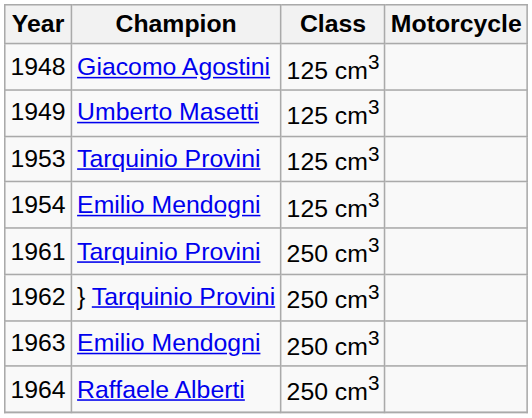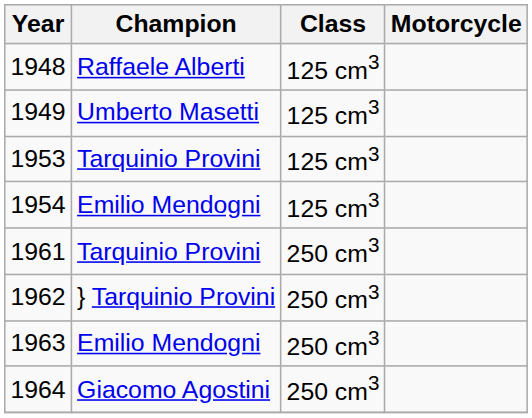(174, 66) Giacomo Agostini -> (161, 66) Raffaele Alberti
(161, 389) Raffaele Alberti -> (174, 389) Giacomo Agostini
